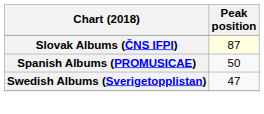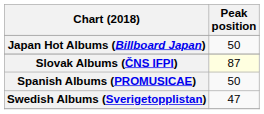+ row: (107, 44)
